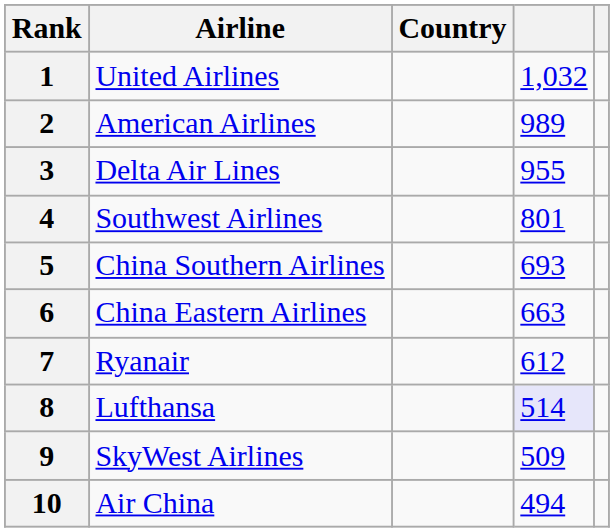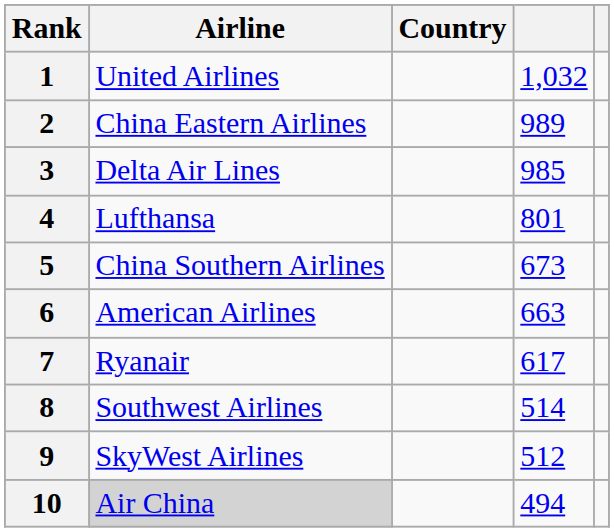(206, 123) American Airlines -> (231, 123) China Eastern Airlines
(543, 170) 955 -> (543, 170) 985
(209, 218) Southwest Airlines -> (155, 218) Lufthansa
(543, 265) 693 -> (543, 265) 673
(231, 312) China Eastern Airlines -> (206, 312) American Airlines
(543, 360) 612 -> (543, 360) 617
(155, 407) Lufthansa -> (209, 407) Southwest Airlines
(543, 407) lavender background -> (543, 407) no background
(543, 455) 509 -> (543, 455) 512
(155, 502) no background -> (155, 502) lightgrey background
